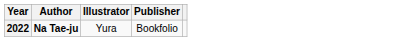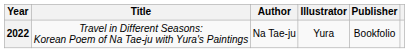+ column: (141, 12)
(56, 28) bold -> (274, 34) normal
